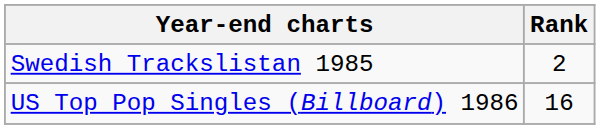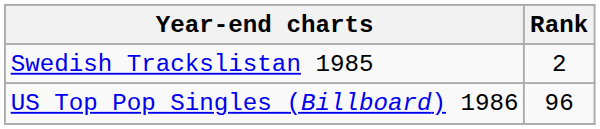(559, 103) 16 -> (559, 103) 96
